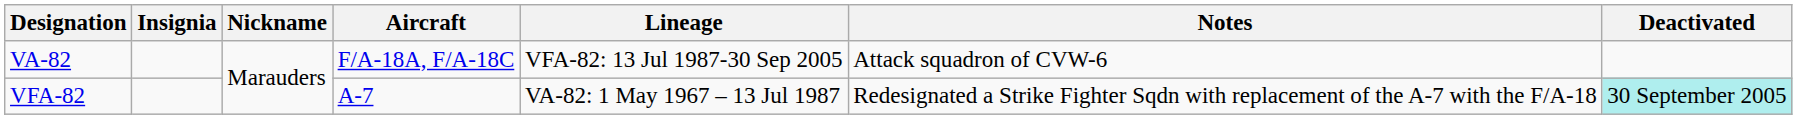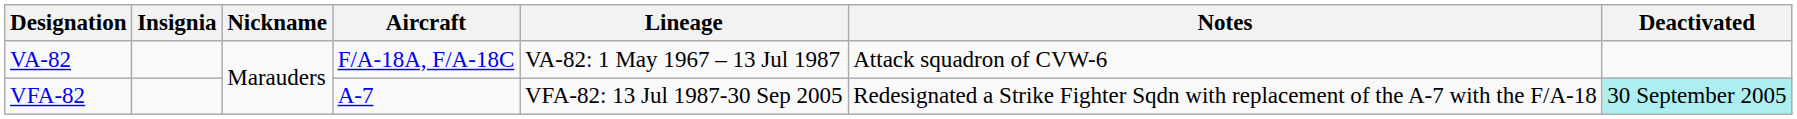(684, 59) VFA-82: 13 Jul 1987-30 Sep 2005 -> (682, 59) VA-82: 1 May 1967 – 13 Jul 1987
(682, 95) VA-82: 1 May 1967 – 13 Jul 1987 -> (684, 95) VFA-82: 13 Jul 1987-30 Sep 2005
